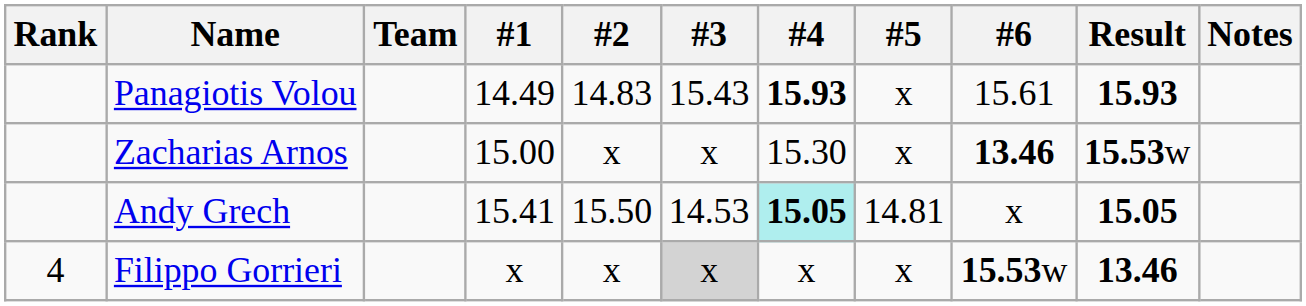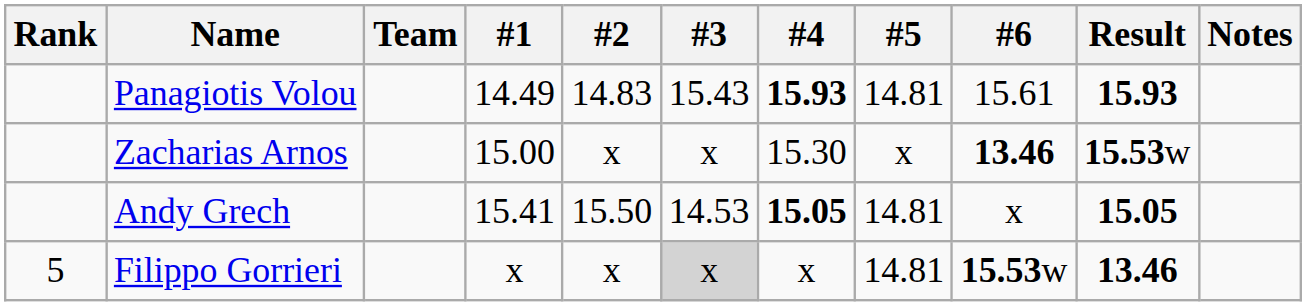(904, 93) x -> (904, 93) 14.81
(806, 211) paleturquoise background -> (806, 211) no background
(55, 270) 4 -> (55, 270) 5
(904, 270) x -> (904, 270) 14.81
